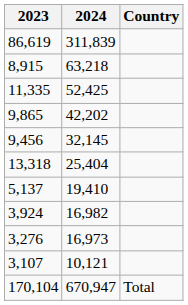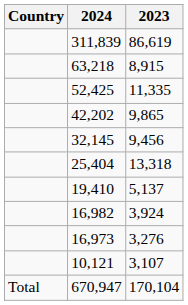columns swapped: (151, 16) <-> (33, 16)
